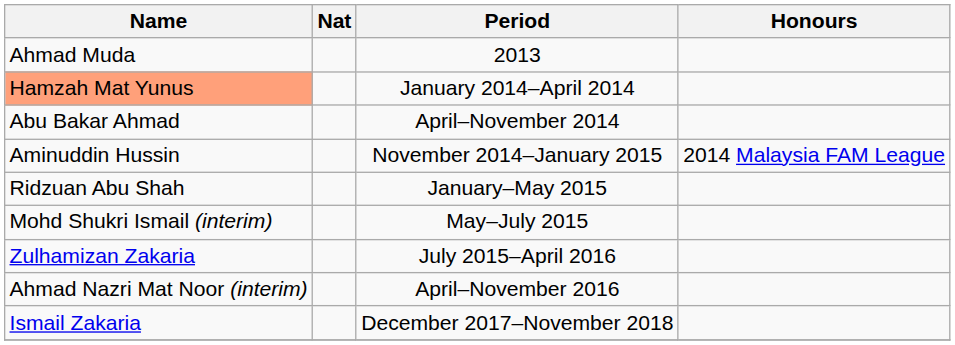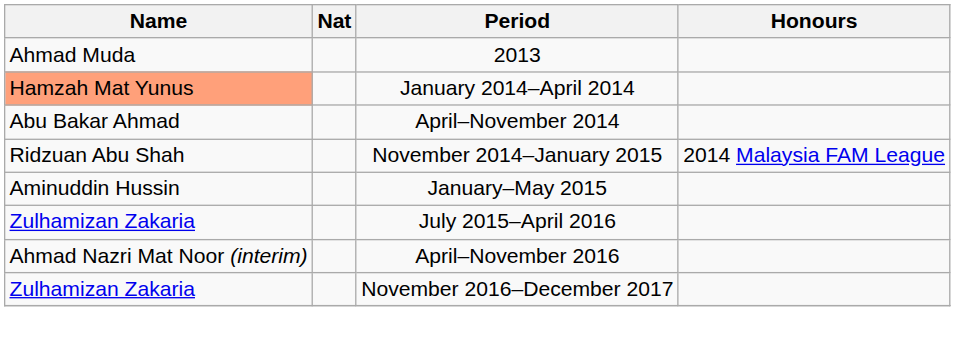(95, 155) Aminuddin Hussin -> (97, 155) Ridzuan Abu Shah
(97, 188) Ridzuan Abu Shah -> (95, 188) Aminuddin Hussin
- row: (517, 222)
+ row: (517, 289)
- row: (517, 322)
